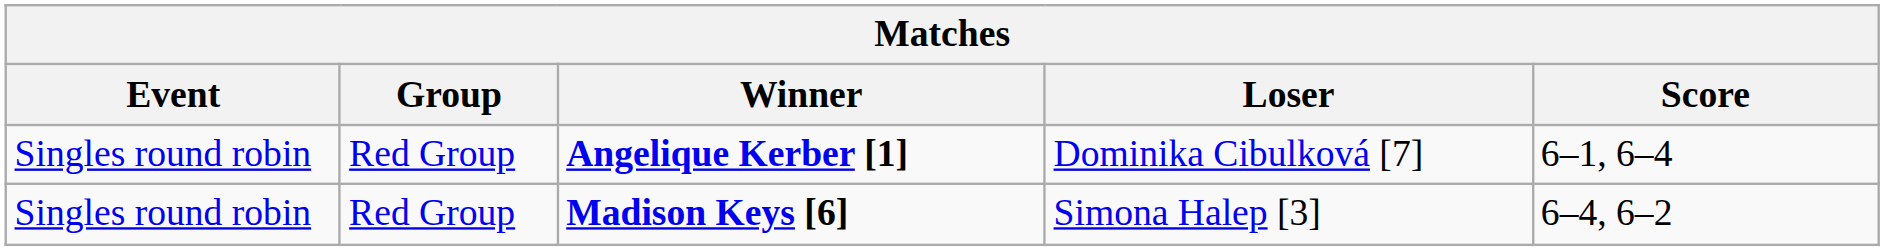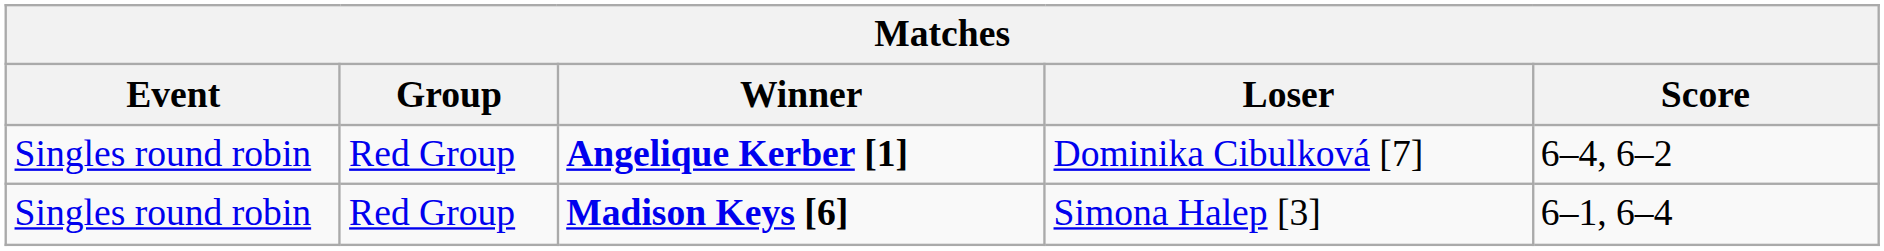(1607, 153) 6–1, 6–4 -> (1607, 153) 6–4, 6–2
(1607, 213) 6–4, 6–2 -> (1607, 213) 6–1, 6–4
